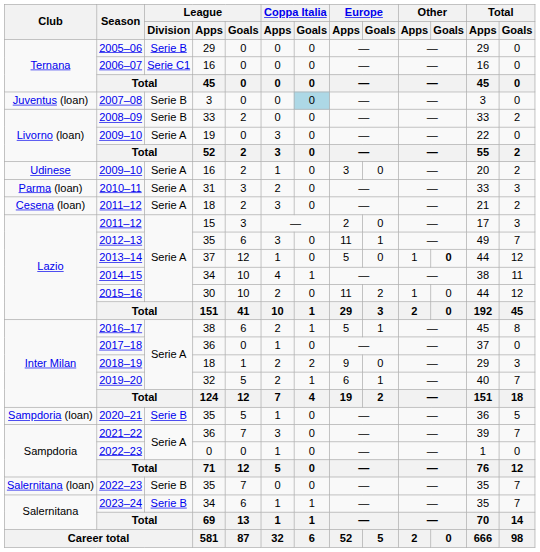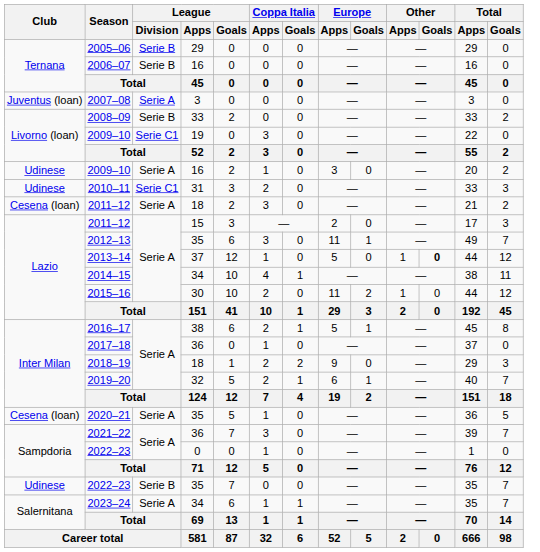(169, 65) Serie C1 -> (157, 65) Serie B
(169, 100) Serie B -> (157, 100) Serie A
(312, 100) lightblue background -> (300, 100) no background
(169, 135) Serie A -> (157, 135) Serie C1
(50, 188) Parma (loan) -> (45, 188) Udinese
(169, 188) Serie A -> (157, 188) Serie C1
(50, 415) Sampdoria (loan) -> (45, 415) Cesena (loan)
(169, 415) Serie B -> (157, 415) Serie A
(50, 485) Salernitana (loan) -> (45, 485) Udinese
(169, 503) Serie B -> (157, 503) Serie A
